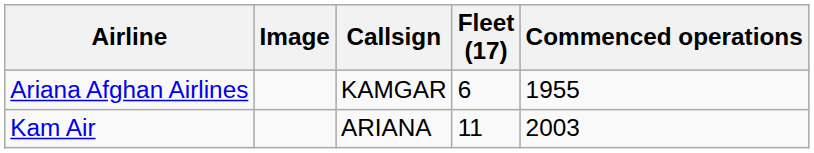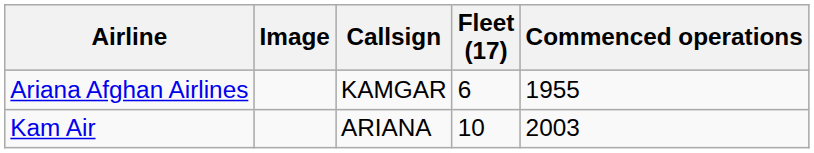(470, 128) 11 -> (471, 128) 10
